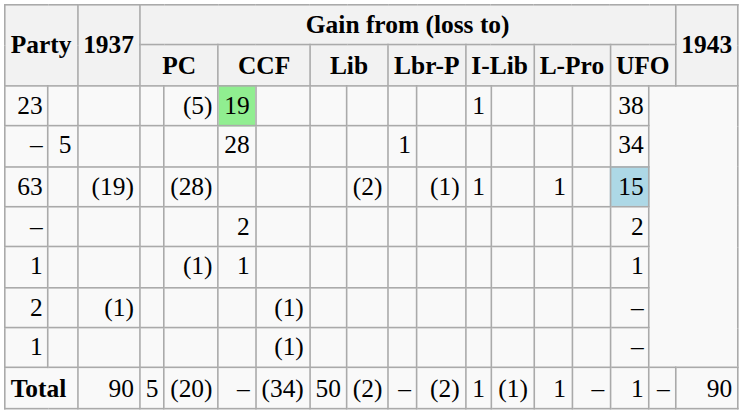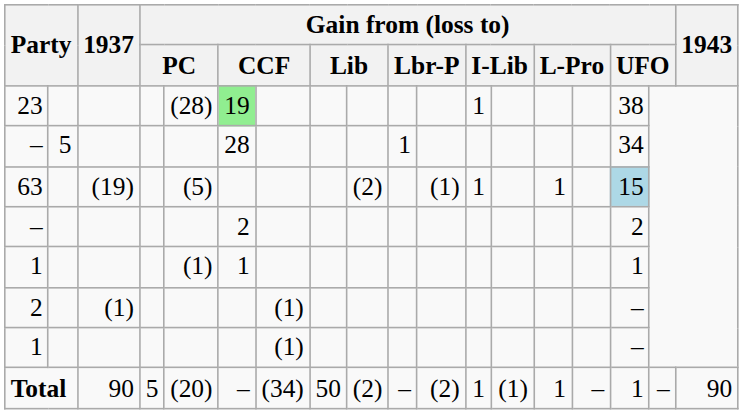(198, 105) (5) -> (191, 105) (28)
(191, 186) (28) -> (198, 186) (5)
